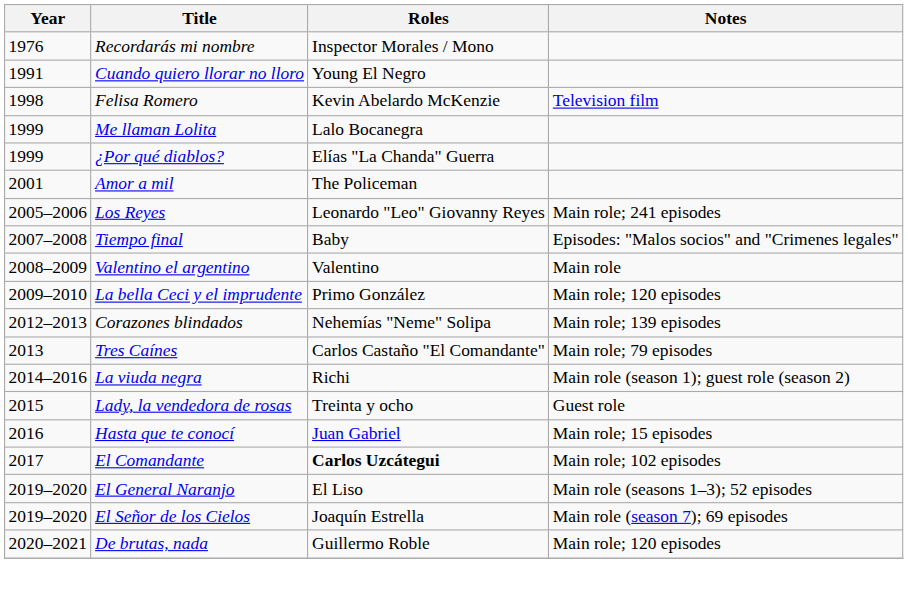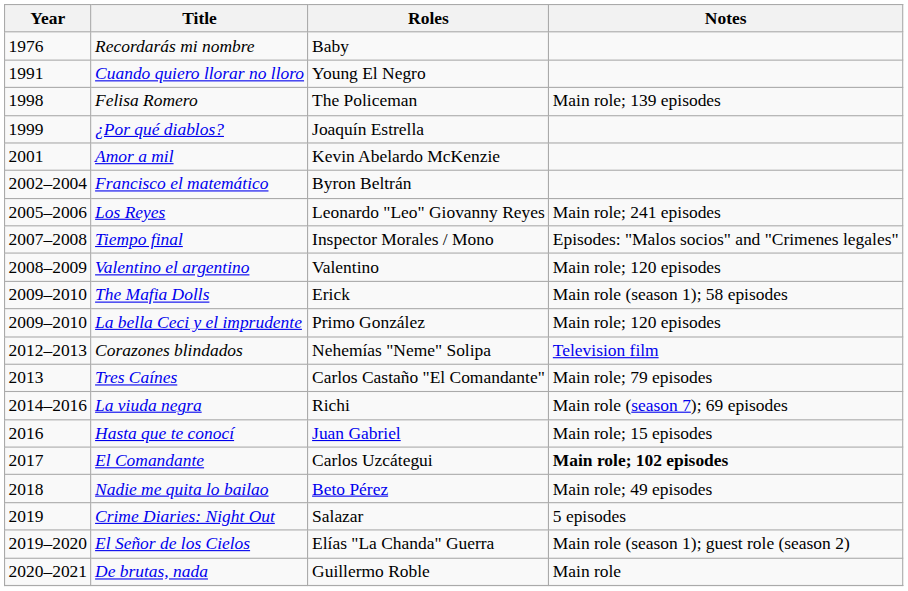(403, 45) Inspector Morales / Mono -> (331, 45) Baby
(406, 101) Kevin Abelardo McKenzie -> (365, 101) The Policeman
(606, 101) Television film -> (637, 101) Main role; 139 episodes
- row: (156, 128)
(403, 156) Elías "La Chanda" Guerra -> (368, 128) Joaquín Estrella
(365, 184) The Policeman -> (406, 156) Kevin Abelardo McKenzie
+ row: (182, 184)
(331, 239) Baby -> (403, 239) Inspector Morales / Mono
(587, 267) Main role -> (637, 267) Main role; 120 episodes
+ row: (152, 294)
(637, 322) Main role; 139 episodes -> (606, 350) Television film
(701, 377) Main role (season 1); guest role (season 2) -> (670, 405) Main role (season 7); 69 episodes
- row: (193, 405)
(376, 460) bold -> (372, 460) normal
(637, 460) normal -> (641, 460) bold
+ row: (182, 488)
+ row: (185, 516)
- row: (165, 488)
(368, 516) Joaquín Estrella -> (403, 543) Elías "La Chanda" Guerra
(670, 516) Main role (season 7); 69 episodes -> (701, 543) Main role (season 1); guest role (season 2)
(637, 543) Main role; 120 episodes -> (587, 571) Main role
